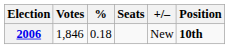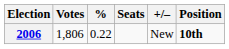(70, 33) 1,846 -> (70, 33) 1,806
(101, 33) 0.18 -> (101, 33) 0.22
